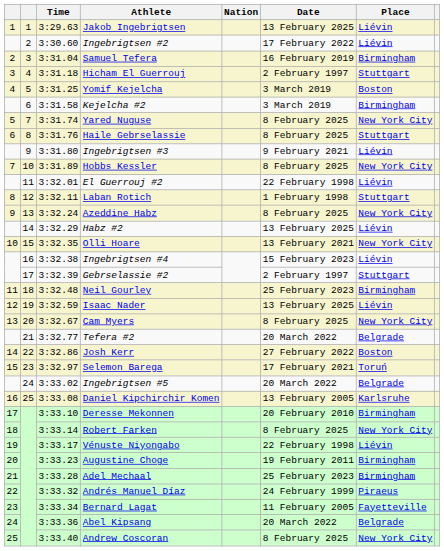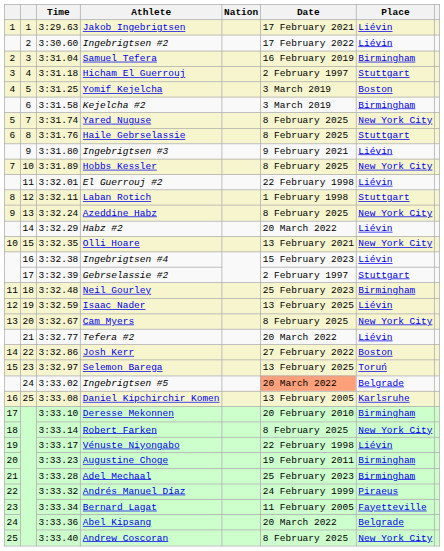(308, 28) 13 February 2025 -> (308, 28) 17 February 2021
(308, 229) 13 February 2025 -> (300, 229) 20 March 2022
(381, 337) Belgrade -> (375, 337) Liévin
(308, 368) 17 February 2021 -> (308, 368) 13 February 2025
(300, 383) no background -> (300, 383) lightsalmon background
